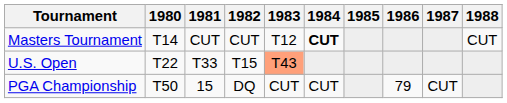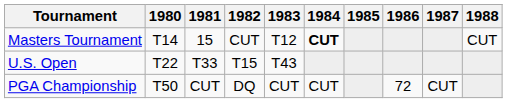(205, 40) CUT -> (205, 40) 15
(284, 63) lightsalmon background -> (284, 63) no background
(205, 86) 15 -> (205, 86) CUT
(403, 86) 79 -> (403, 86) 72
